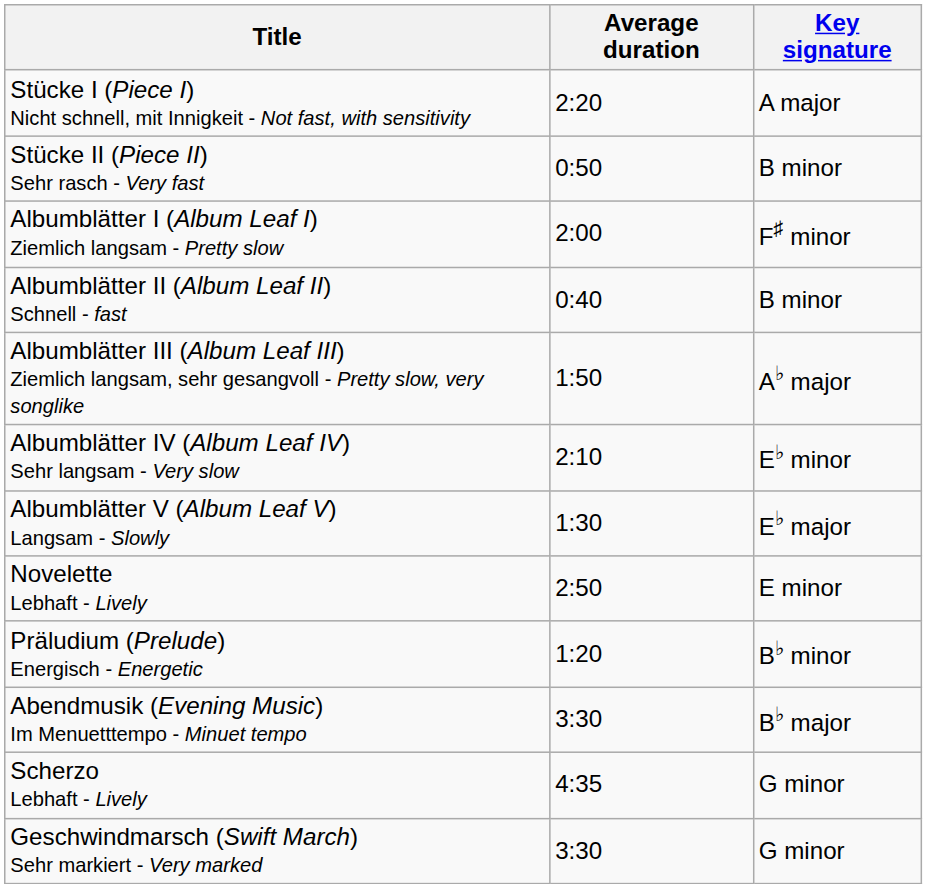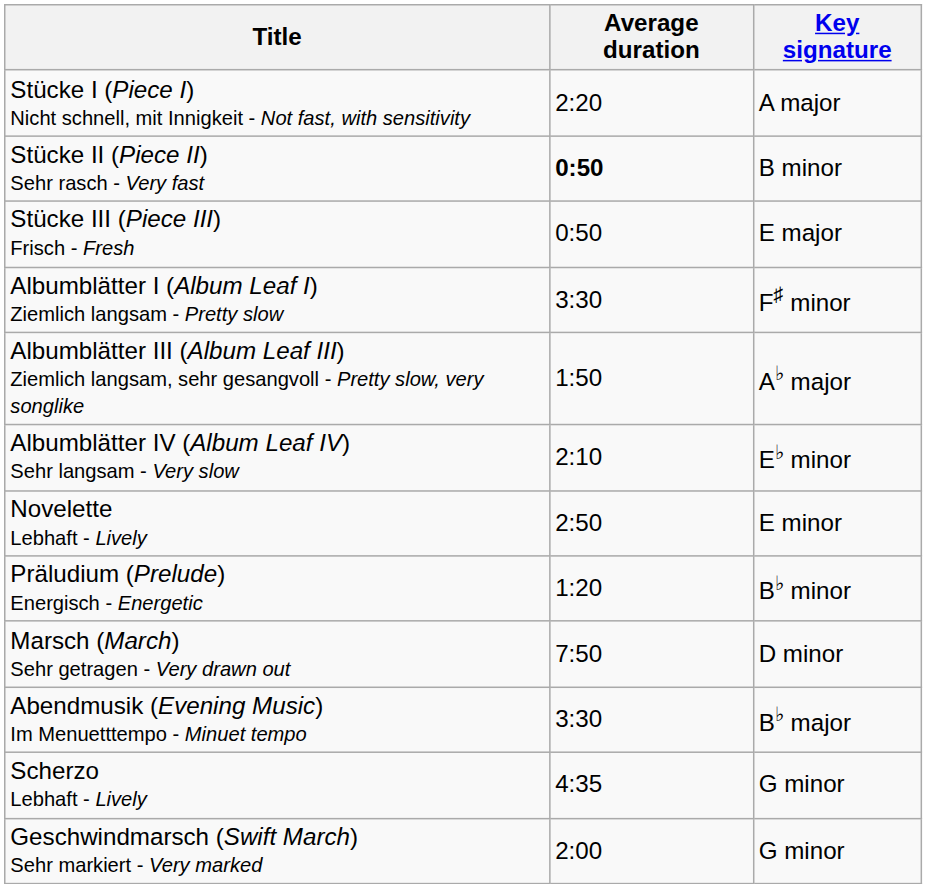(579, 168) normal -> (579, 168) bold
+ row: (116, 233)
(579, 233) 2:00 -> (579, 299) 3:30
- row: (171, 299)
- row: (173, 522)
+ row: (150, 653)
(579, 850) 3:30 -> (579, 850) 2:00
